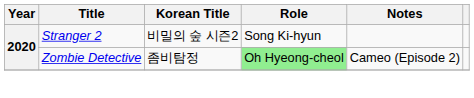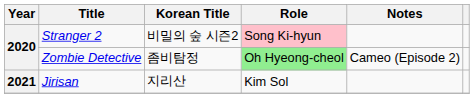(283, 36) no background -> (283, 36) pink background
+ row: (60, 81)
